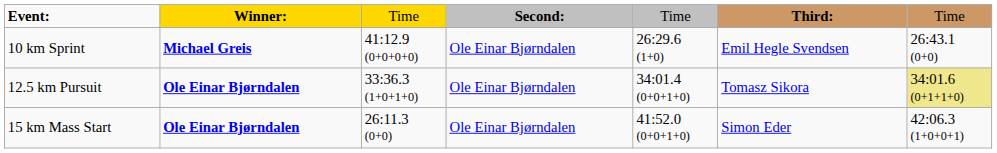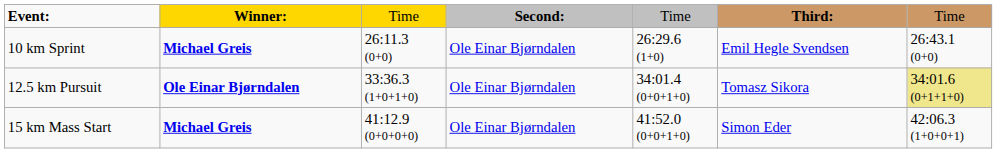(391, 47) 41:12.9 (0+0+0+0) -> (387, 47) 26:11.3 (0+0)
(231, 127) Ole Einar Bjørndalen -> (207, 127) Michael Greis
(387, 127) 26:11.3 (0+0) -> (391, 127) 41:12.9 (0+0+0+0)
